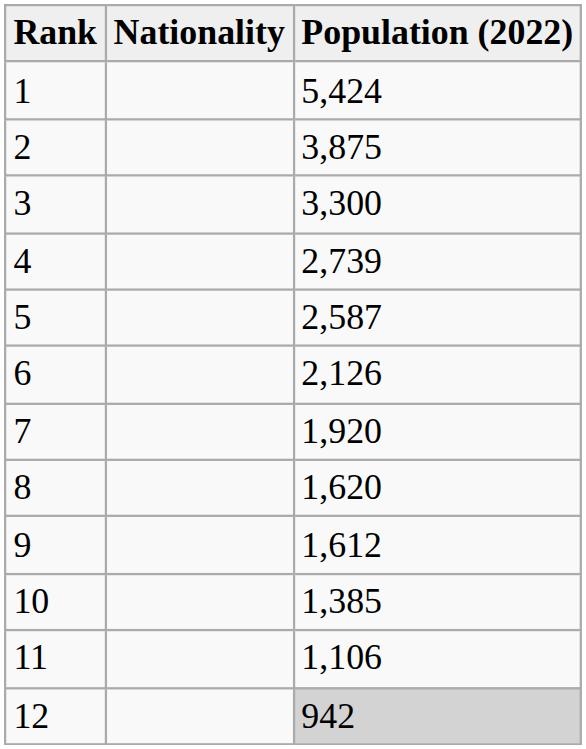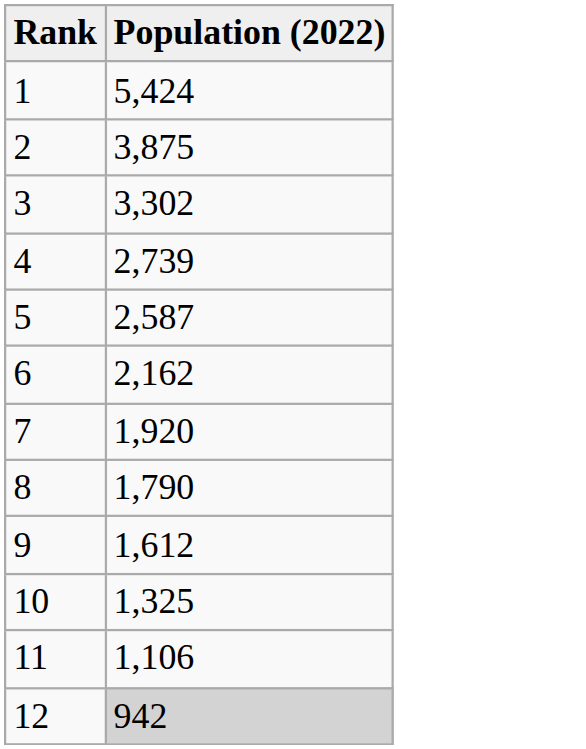- column: (199, 32)
(342, 203) 3,300 -> (154, 203) 3,302
(342, 373) 2,126 -> (154, 373) 2,162
(342, 487) 1,620 -> (154, 487) 1,790
(342, 601) 1,385 -> (154, 601) 1,325
